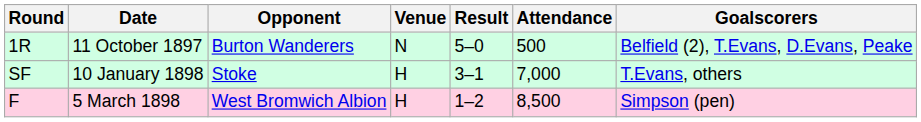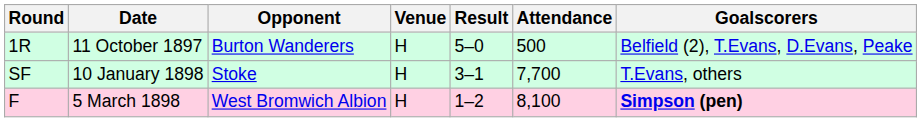(401, 46) N -> (401, 46) H
(538, 74) 7,000 -> (538, 74) 7,700
(538, 102) 8,500 -> (538, 102) 8,100
(678, 102) normal -> (681, 102) bold
